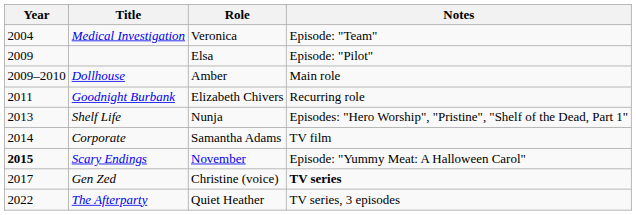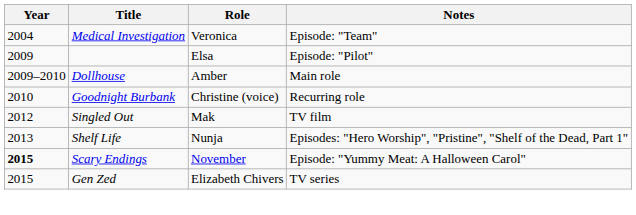(20, 96) 2011 -> (20, 96) 2010
(237, 96) Elizabeth Chivers -> (235, 96) Christine (voice)
+ row: (102, 117)
- row: (99, 138)
(20, 179) 2017 -> (20, 179) 2015
(235, 179) Christine (voice) -> (237, 179) Elizabeth Chivers
(315, 179) bold -> (314, 179) normal
- row: (110, 199)
